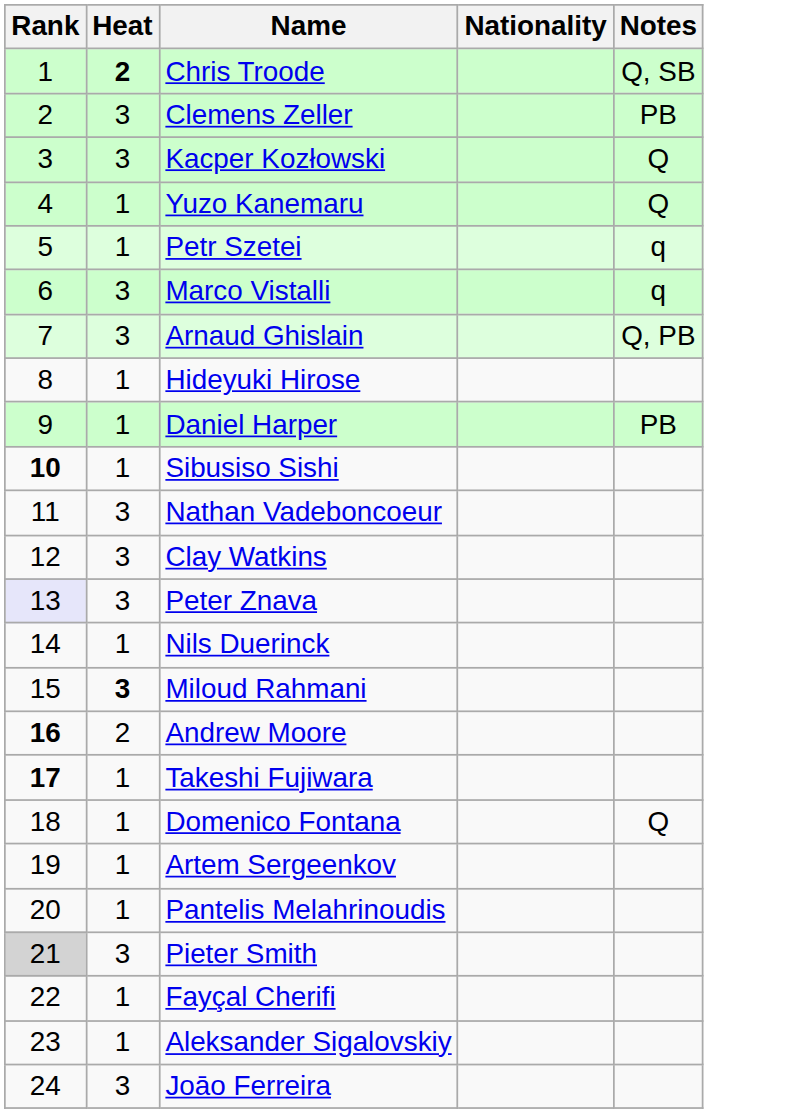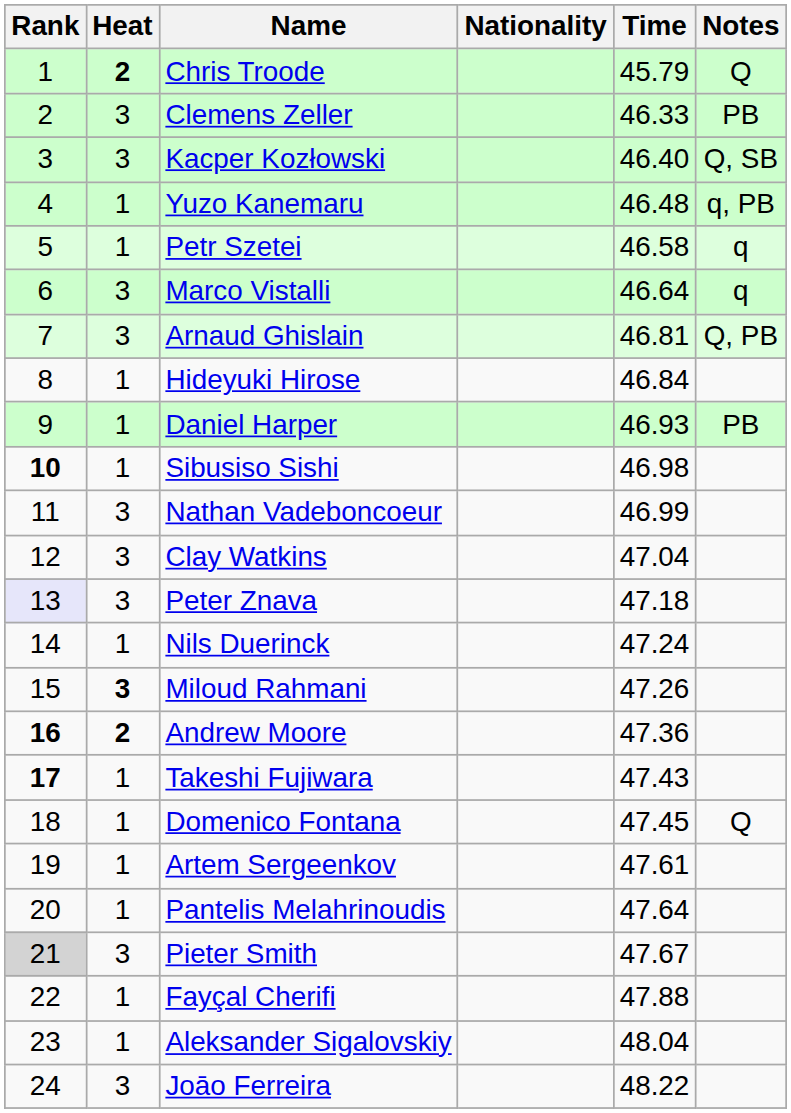+ column: (654, 26)
(658, 70) Q, SB -> (741, 70) Q
(658, 159) Q -> (741, 159) Q, SB
(658, 203) Q -> (741, 203) q, PB
(122, 733) normal -> (122, 733) bold
